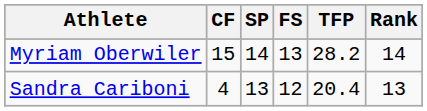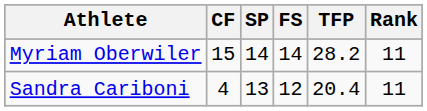(291, 55) 13 -> (291, 55) 14
(394, 55) 14 -> (394, 55) 11
(394, 89) 13 -> (394, 89) 11
